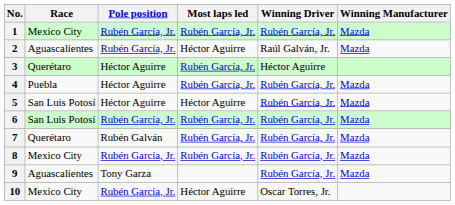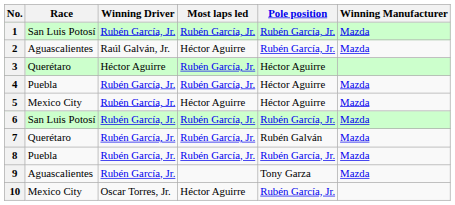columns swapped: (138, 13) <-> (298, 13)
(55, 31) Mexico City -> (62, 31) San Luis Potosí
(62, 102) San Luis Potosí -> (55, 102) Mexico City
(55, 155) Mexico City -> (42, 155) Puebla
